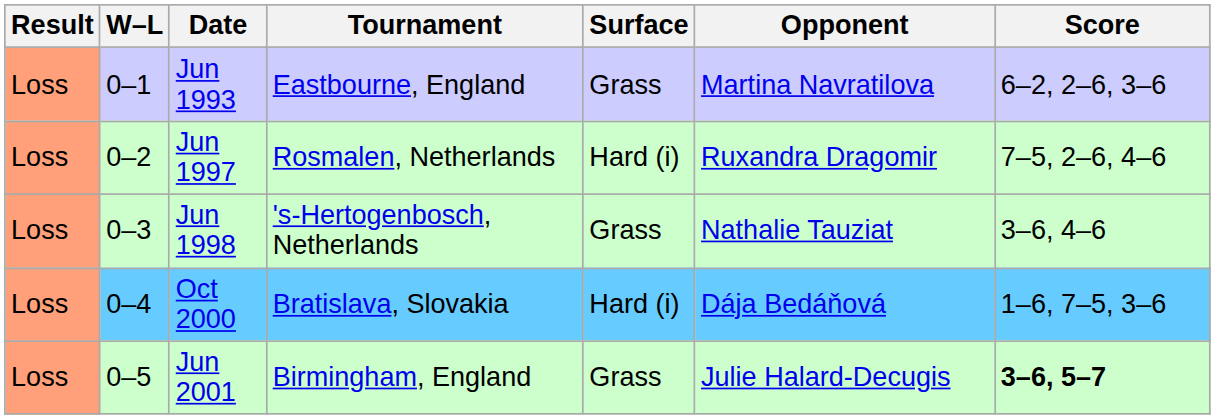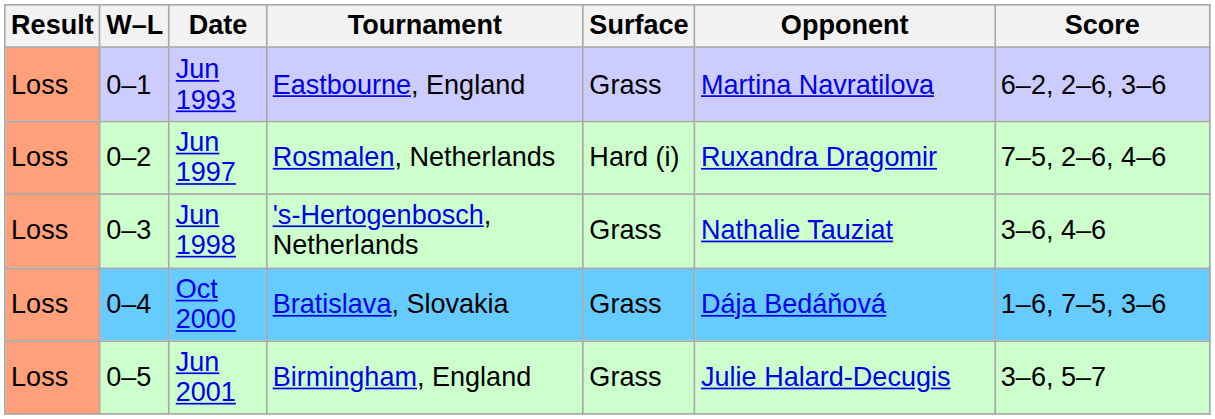(634, 303) Hard (i) -> (625, 303) Grass
(1053, 377) bold -> (1053, 377) normal
